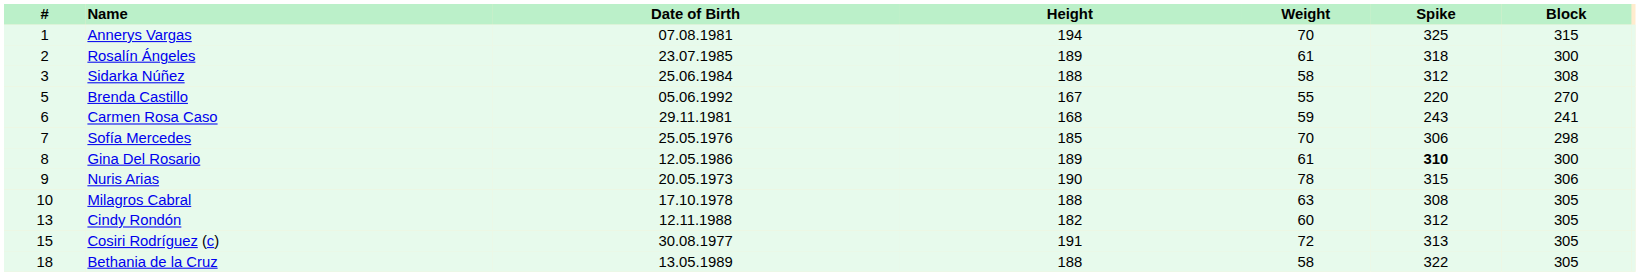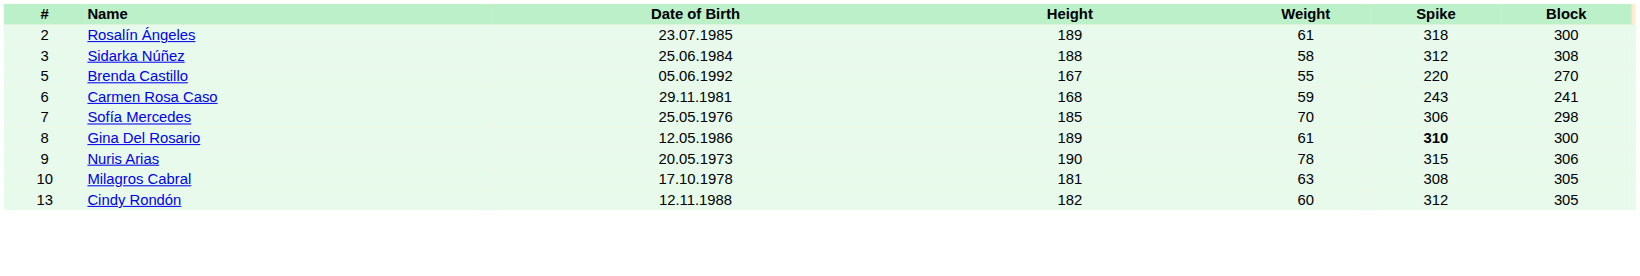- row: (140, 35)
(1070, 200) 188 -> (1070, 179) 181
- row: (153, 241)
- row: (153, 262)
